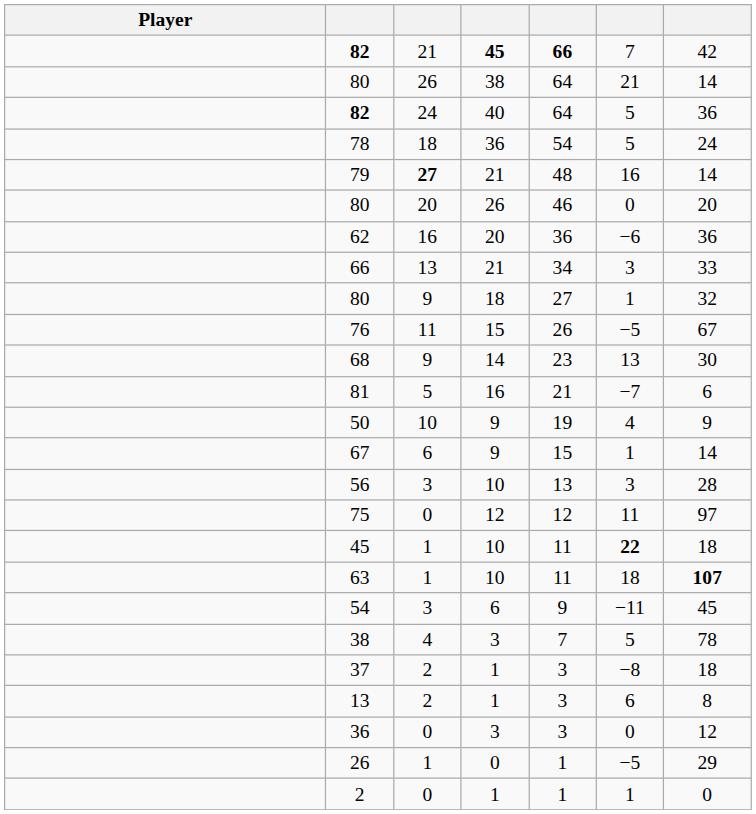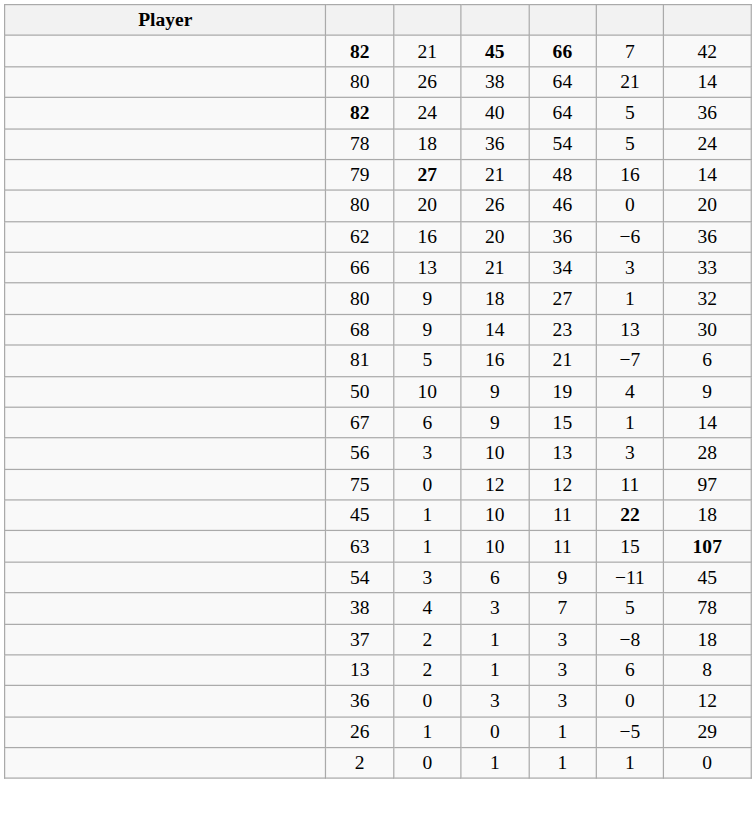- row: (360, 329)
(630, 577) 18 -> (630, 546) 15
